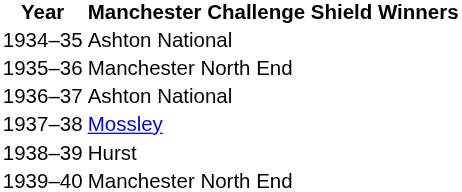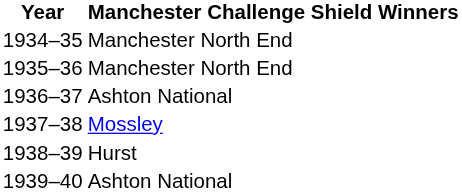(160, 40) Ashton National -> (190, 40) Manchester North End
(190, 181) Manchester North End -> (160, 181) Ashton National
